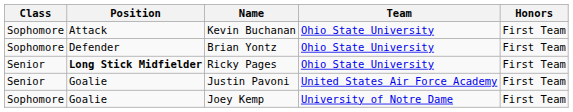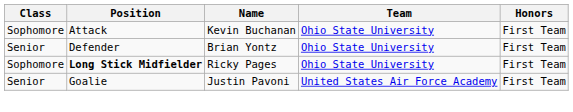(35, 47) Sophomore -> (26, 47) Senior
(26, 64) Senior -> (35, 64) Sophomore
- row: (236, 99)
